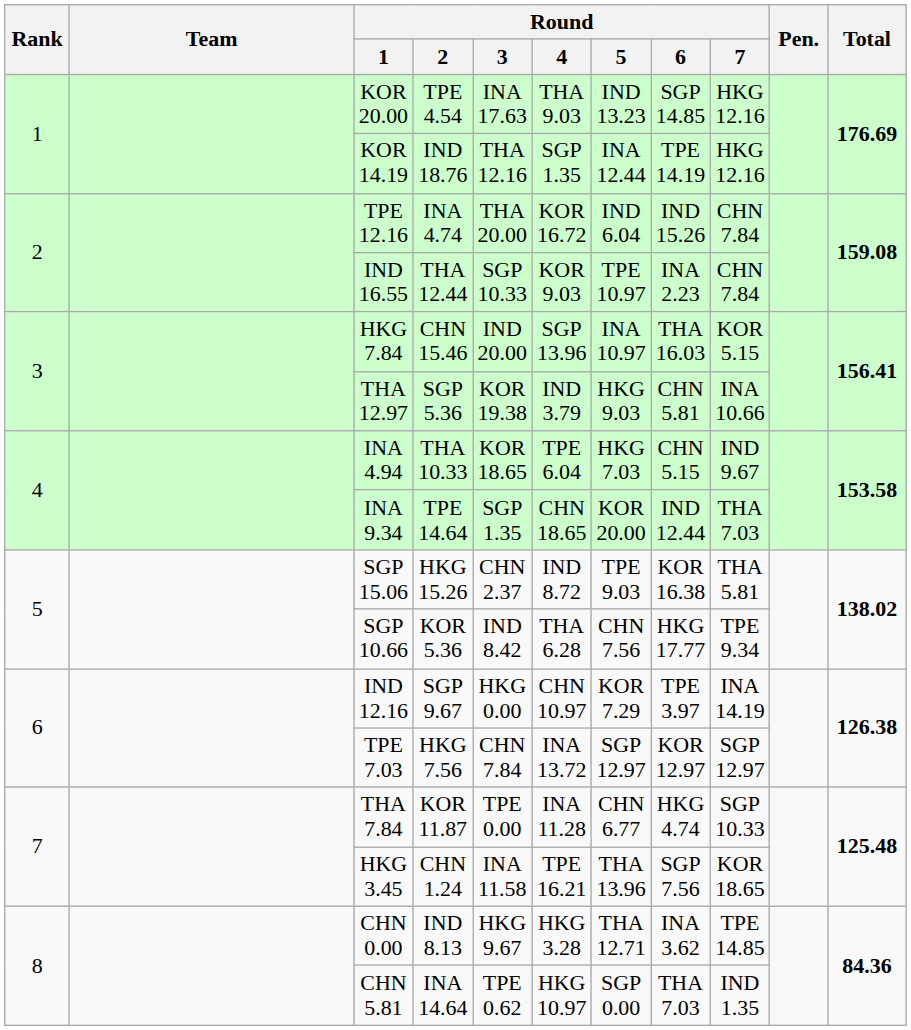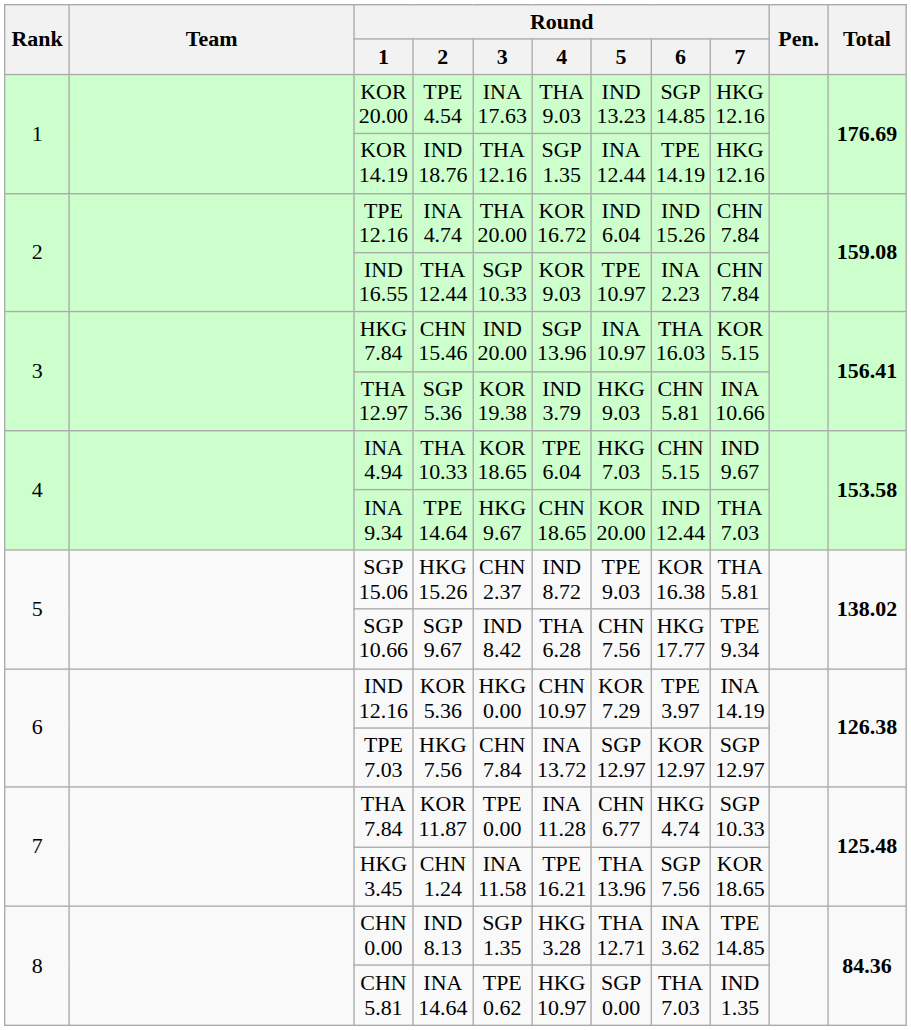(502, 519) SGP 1.35 -> (502, 519) HKG 9.67
(443, 638) KOR 5.36 -> (443, 638) SGP 9.67
(443, 697) SGP 9.67 -> (443, 697) KOR 5.36
(502, 935) HKG 9.67 -> (502, 935) SGP 1.35
